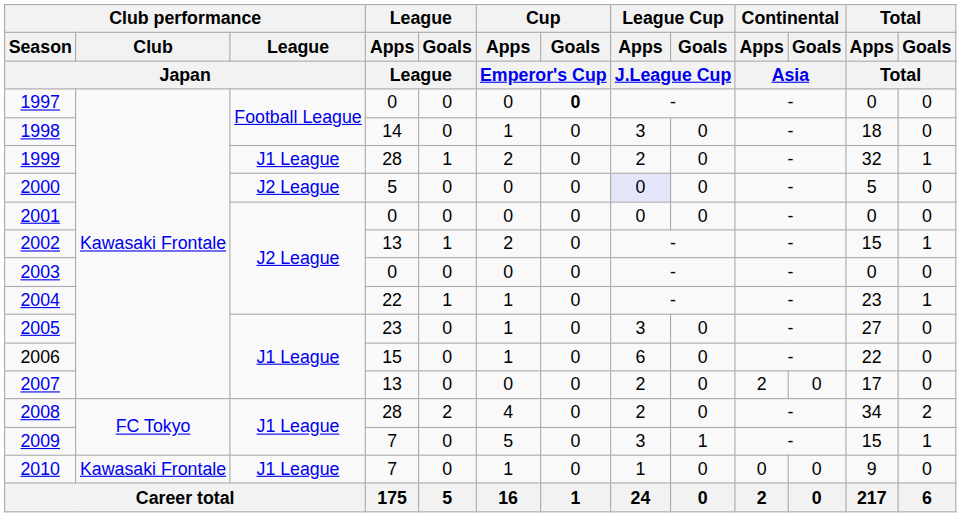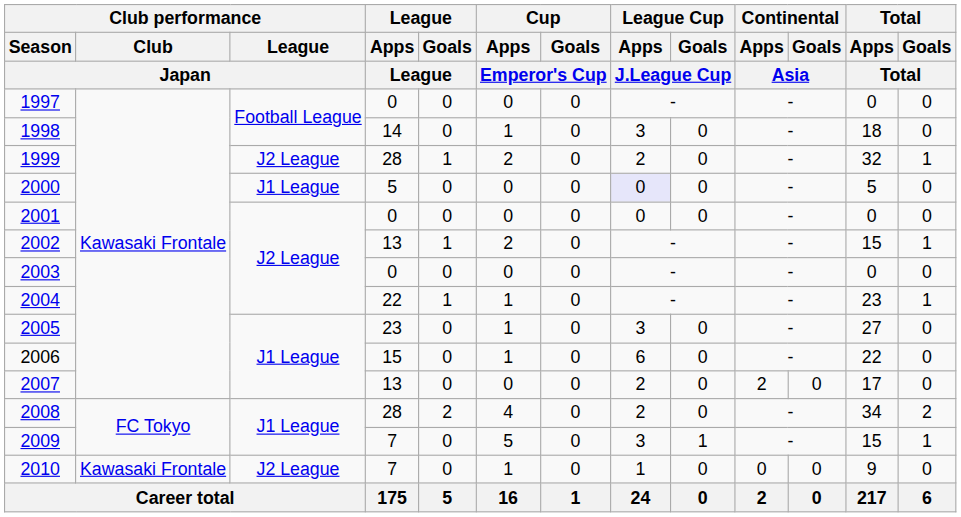(575, 103) bold -> (575, 103) normal
(298, 159) J1 League -> (298, 159) J2 League
(298, 187) J2 League -> (298, 187) J1 League
(298, 469) J1 League -> (298, 469) J2 League
